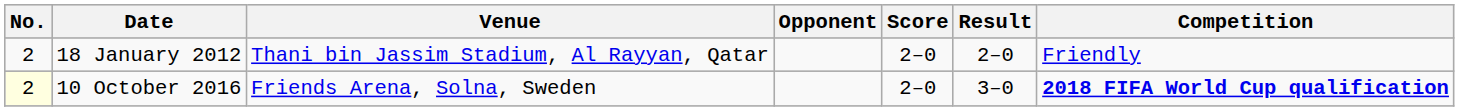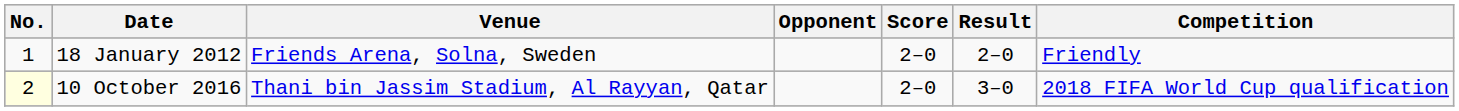(28, 55) 2 -> (28, 55) 1
(510, 55) Thani bin Jassim Stadium, Al Rayyan, Qatar -> (424, 55) Friends Arena, Solna, Sweden
(424, 88) Friends Arena, Solna, Sweden -> (510, 88) Thani bin Jassim Stadium, Al Rayyan, Qatar
(1246, 88) bold -> (1246, 88) normal
